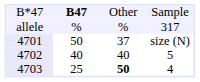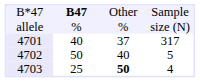(170, 26) 317 -> (170, 26) size (N)
(76, 40) 50 -> (76, 40) 40
(170, 40) size (N) -> (170, 40) 317
(76, 54) 40 -> (76, 54) 50
